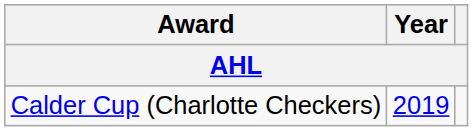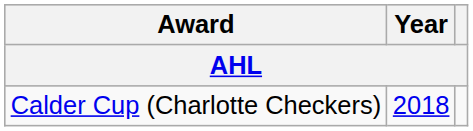(421, 105) 2019 -> (421, 105) 2018
